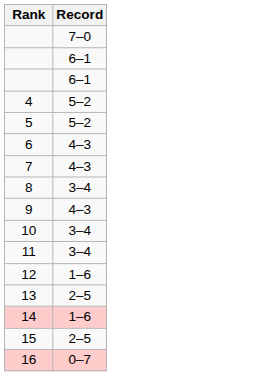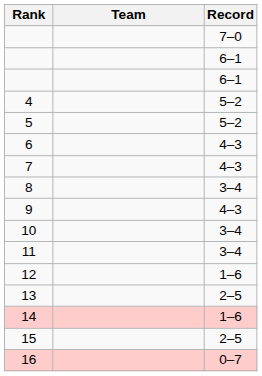+ column: (129, 15)
